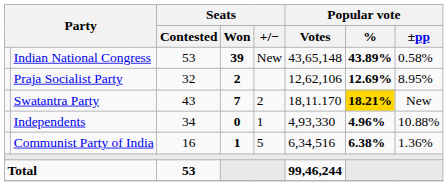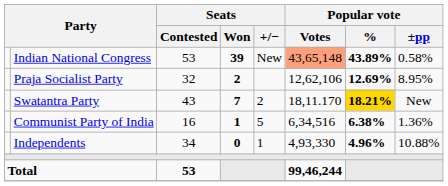(315, 57) no background -> (315, 57) lightsalmon background
rows swapped: (84, 143) <-> (50, 121)
